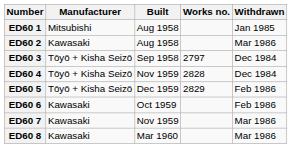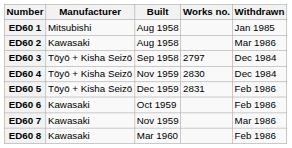(194, 74) 2828 -> (194, 74) 2830
(194, 89) 2829 -> (194, 89) 2831
(255, 136) Mar 1986 -> (255, 136) Feb 1986
